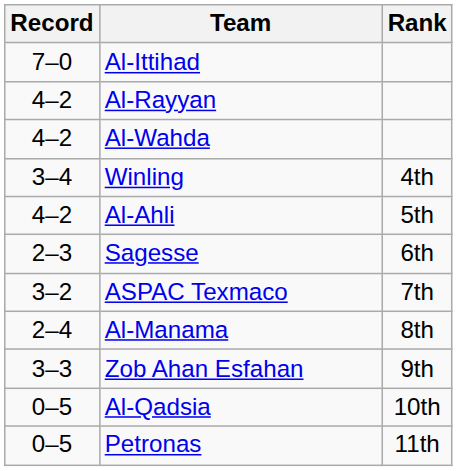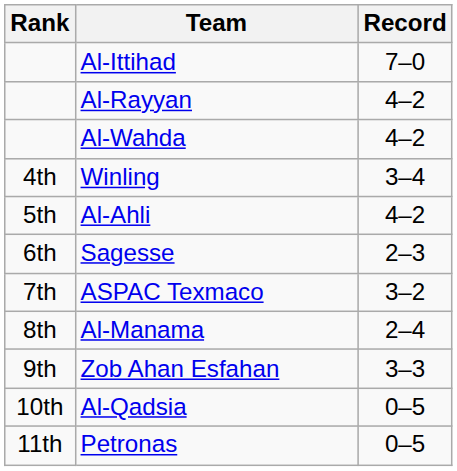columns swapped: (417, 23) <-> (52, 23)
